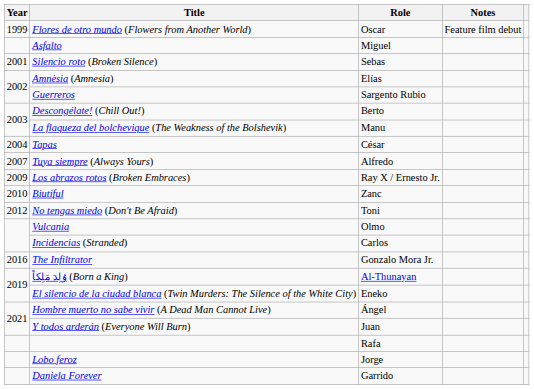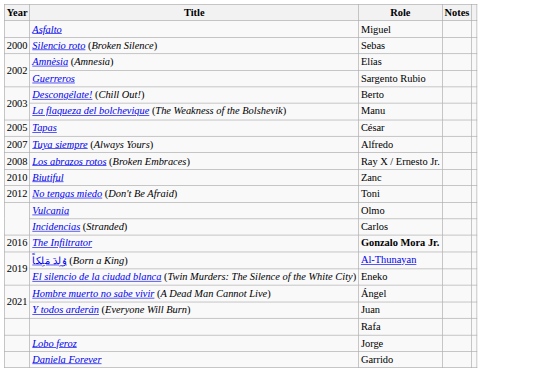- row: (142, 29)
(17, 62) 2001 -> (17, 45) 2000
(17, 144) 2004 -> (17, 128) 2005
(17, 177) 2009 -> (17, 161) 2008
(397, 260) normal -> (400, 243) bold
